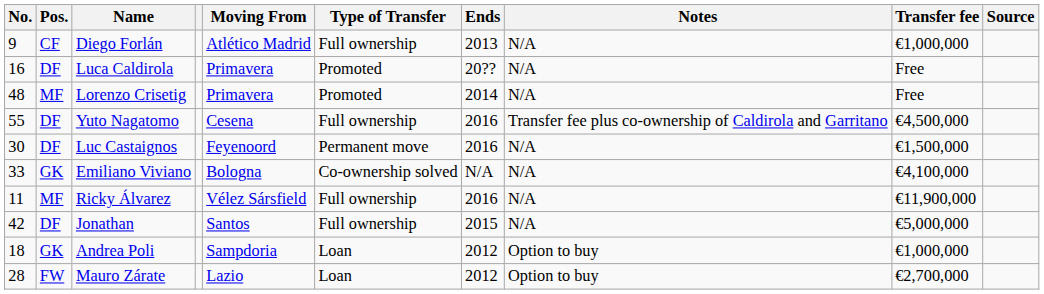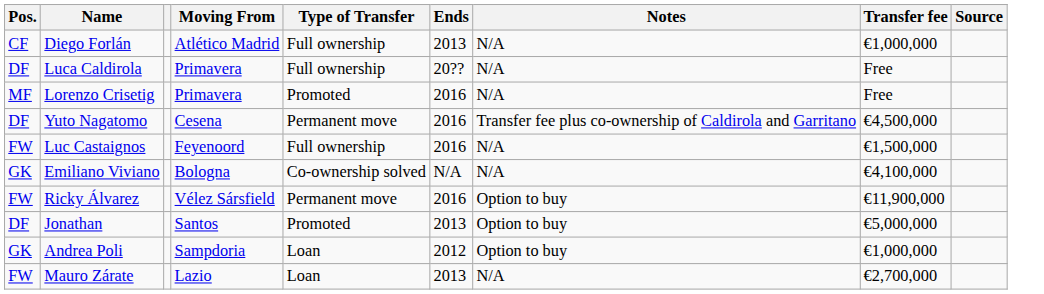- column: (20, 17)
(350, 69) Promoted -> (336, 69) Full ownership
(481, 95) 2014 -> (450, 95) 2016
(368, 120) Full ownership -> (342, 120) Permanent move
(50, 146) DF -> (21, 146) FW
(373, 146) Permanent move -> (336, 146) Full ownership
(52, 198) MF -> (21, 198) FW
(368, 198) Full ownership -> (342, 198) Permanent move
(522, 198) N/A -> (522, 198) Option to buy
(368, 224) Full ownership -> (319, 224) Promoted
(481, 224) 2015 -> (450, 224) 2013
(522, 224) N/A -> (522, 224) Option to buy
(481, 276) 2012 -> (450, 276) 2013
(553, 276) Option to buy -> (490, 276) N/A
